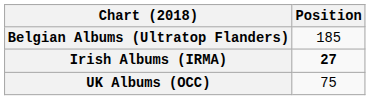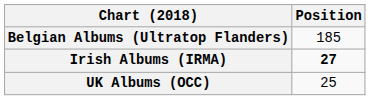(329, 83) 75 -> (329, 83) 25
